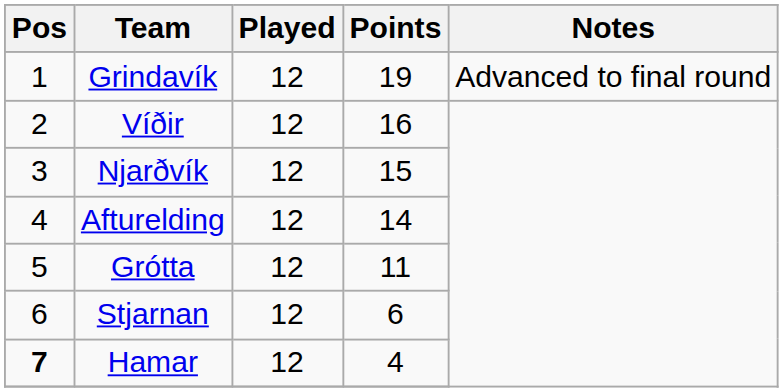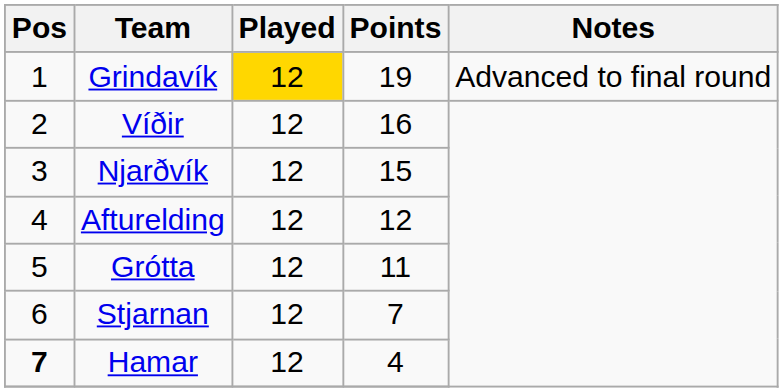(287, 76) no background -> (287, 76) gold background
(395, 219) 14 -> (395, 219) 12
(395, 314) 6 -> (395, 314) 7
